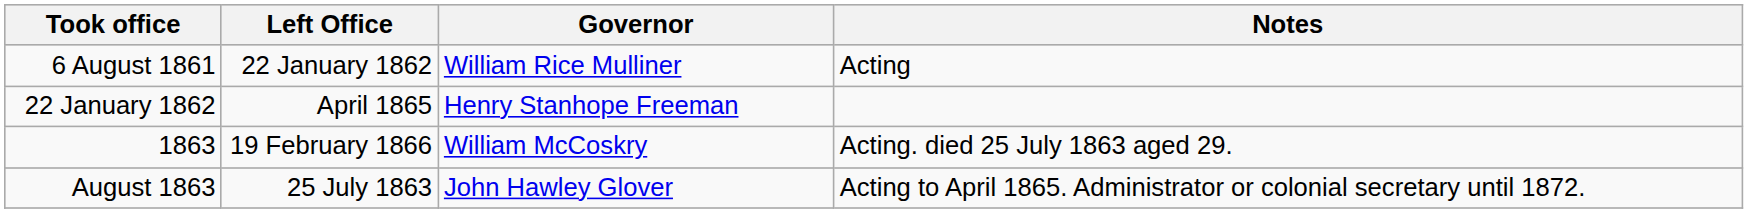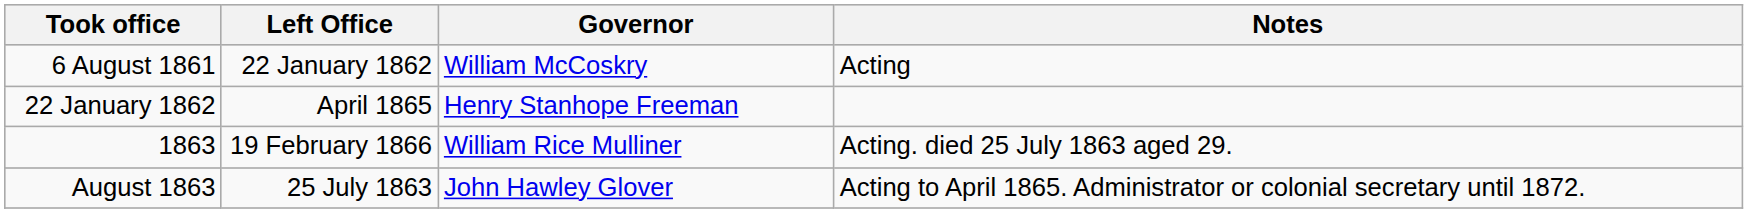(563, 65) William Rice Mulliner -> (546, 65) William McCoskry
(546, 146) William McCoskry -> (563, 146) William Rice Mulliner
